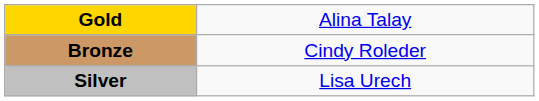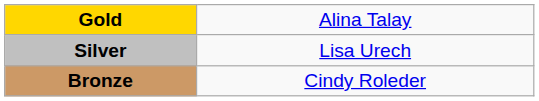rows swapped: (100, 80) <-> (100, 50)
